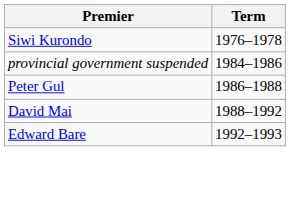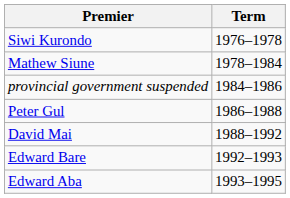+ row: (51, 63)
+ row: (45, 181)
